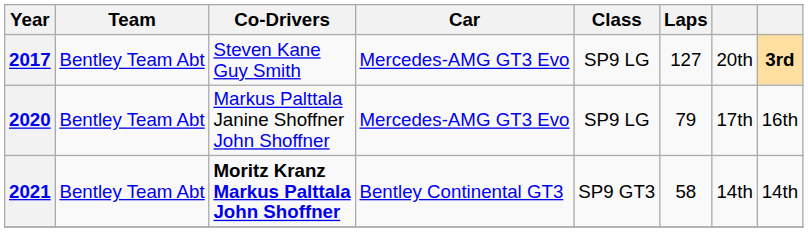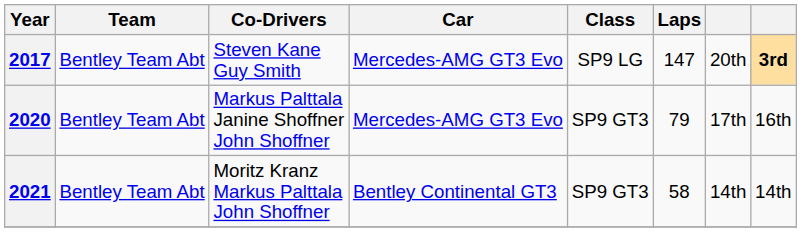(686, 60) 127 -> (679, 60) 147
(617, 121) SP9 LG -> (610, 121) SP9 GT3
(282, 192) bold -> (278, 192) normal
